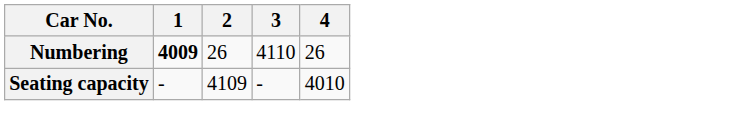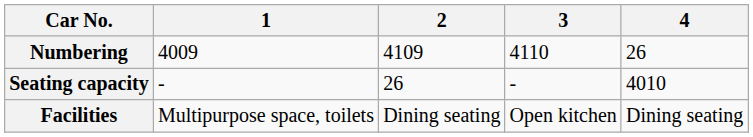(178, 52) bold -> (178, 52) normal
(217, 52) 26 -> (403, 52) 4109
(227, 83) 4109 -> (393, 83) 26
+ row: (79, 115)
